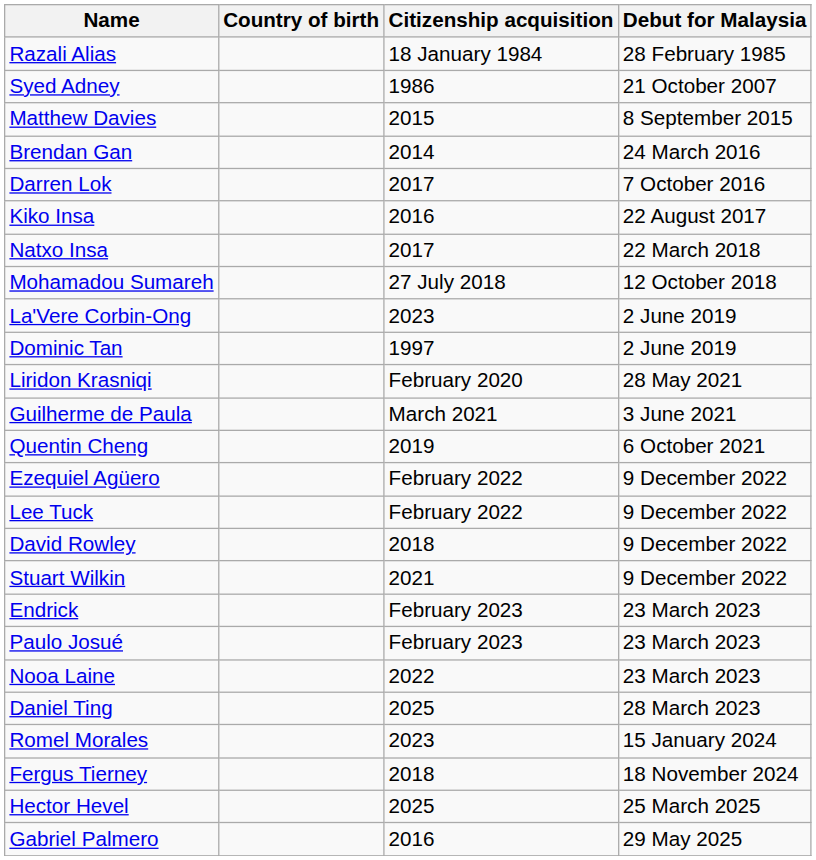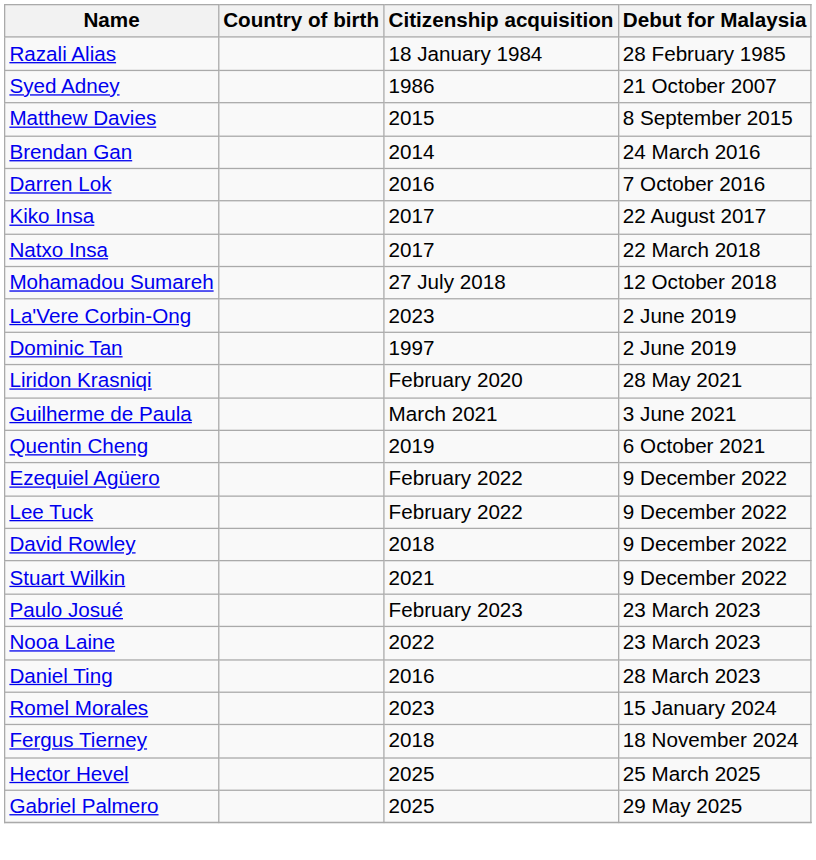(412, 184) 2017 -> (412, 184) 2016
(412, 217) 2016 -> (412, 217) 2017
- row: (44, 610)
(412, 708) 2025 -> (412, 675) 2016
(412, 839) 2016 -> (412, 806) 2025
